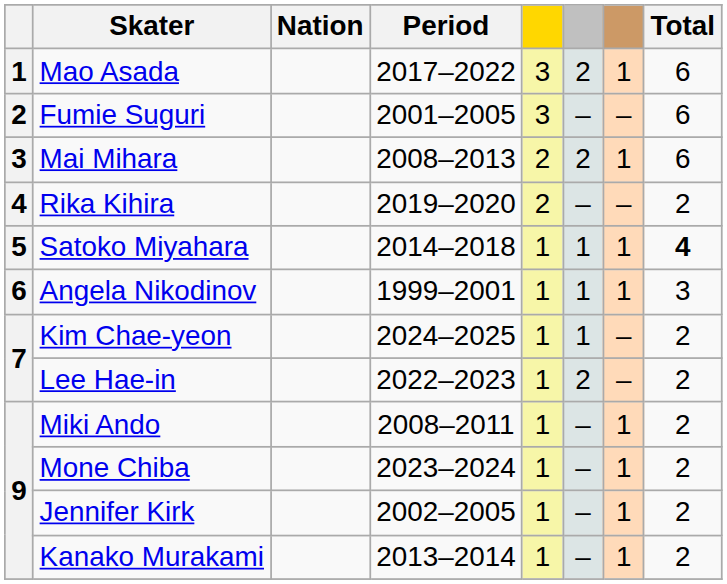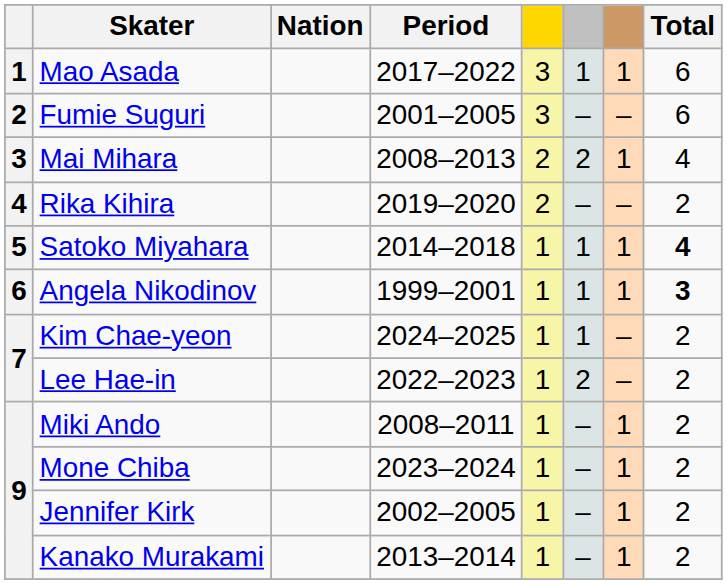(583, 70) 2 -> (583, 70) 1
(683, 159) 6 -> (683, 159) 4
(683, 291) normal -> (683, 291) bold
